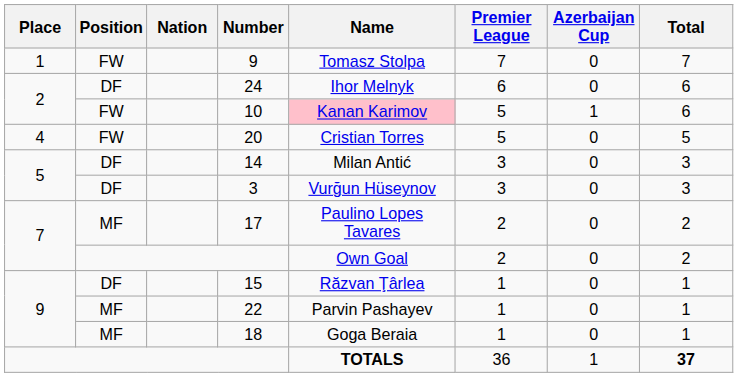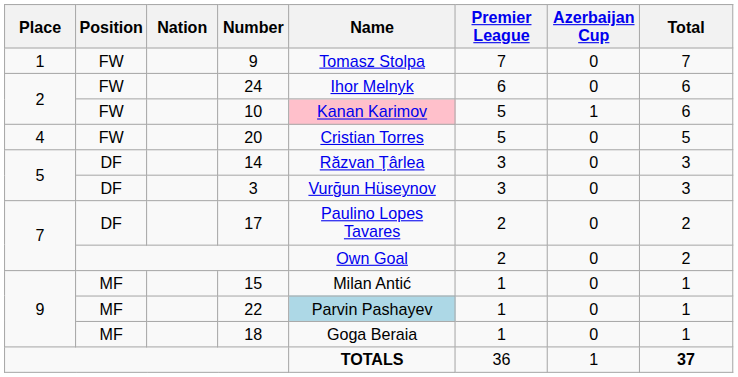(111, 87) DF -> (111, 87) FW
(372, 163) Milan Antić -> (372, 163) Răzvan Ţârlea
(111, 223) MF -> (111, 223) DF
(111, 283) DF -> (111, 283) MF
(372, 283) Răzvan Ţârlea -> (372, 283) Milan Antić
(372, 309) no background -> (372, 309) lightblue background
